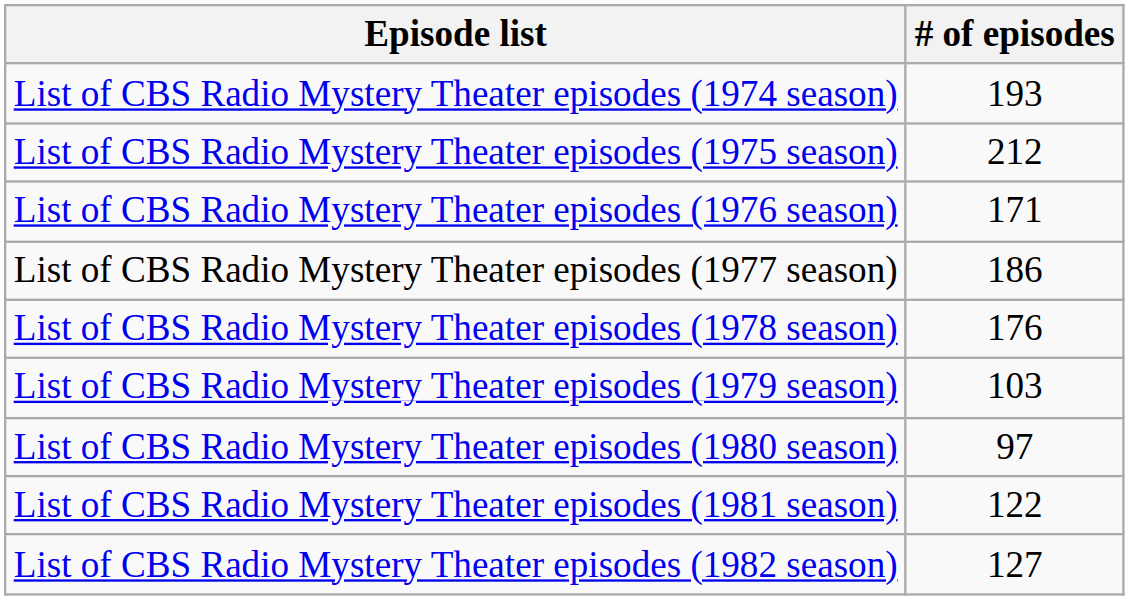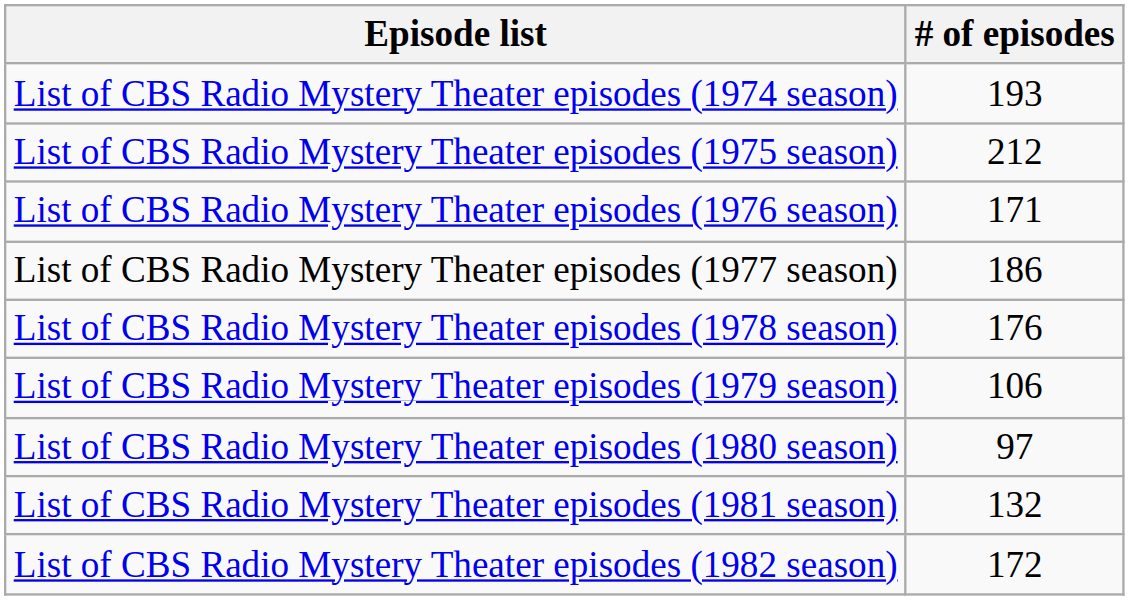(1015, 387) 103 -> (1015, 387) 106
(1015, 504) 122 -> (1015, 504) 132
(1015, 563) 127 -> (1015, 563) 172
